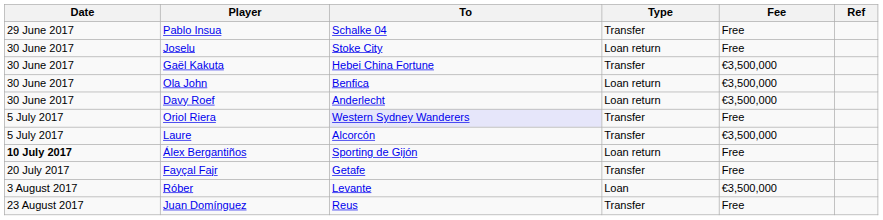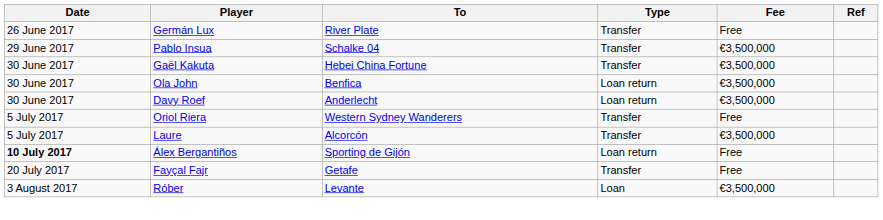+ row: (184, 30)
(733, 30) Free -> (747, 48) €3,500,000
- row: (179, 48)
(401, 118) lavender background -> (393, 118) no background
- row: (205, 205)
